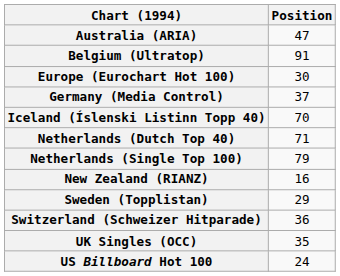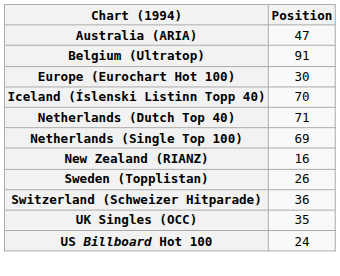- row: (137, 97)
(302, 159) 79 -> (302, 138) 69
(302, 200) 29 -> (302, 179) 26
